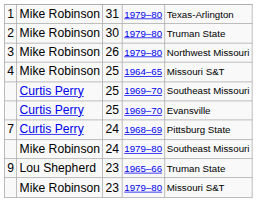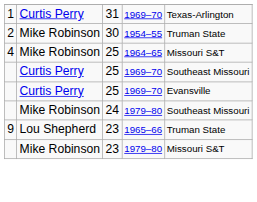(60, 14) Mike Robinson -> (52, 14) Curtis Perry
(143, 14) 1979–80 -> (143, 14) 1969–70
(143, 33) 1979–80 -> (143, 33) 1954–55
- row: (11, 52)
- row: (11, 129)
